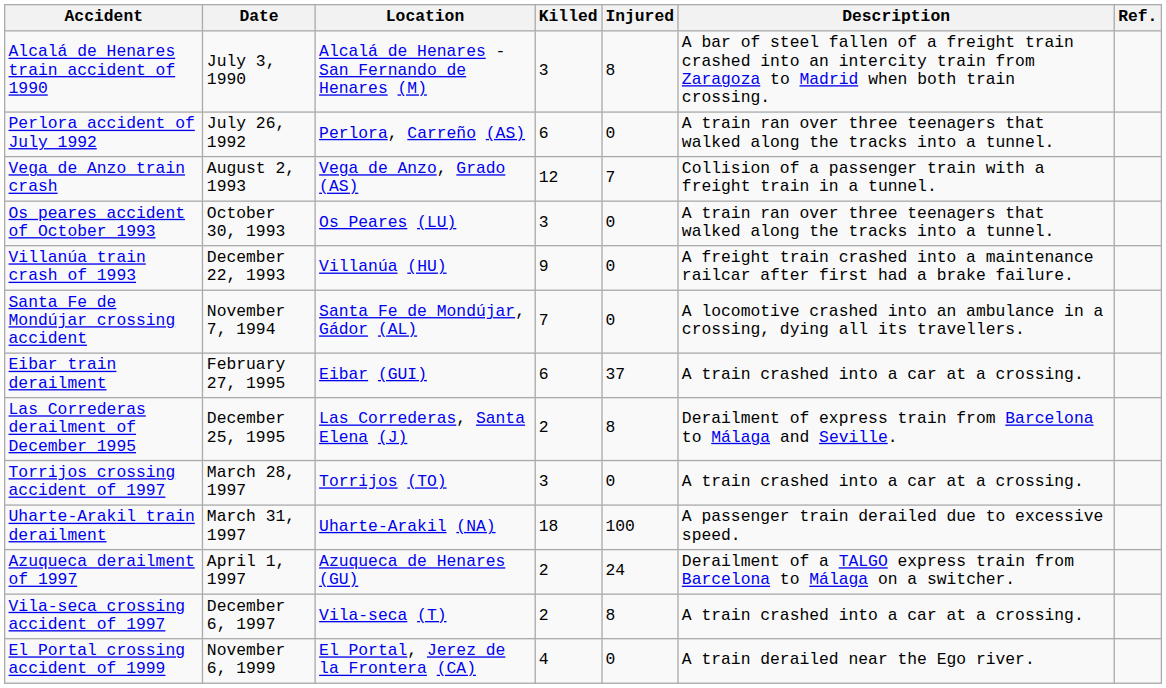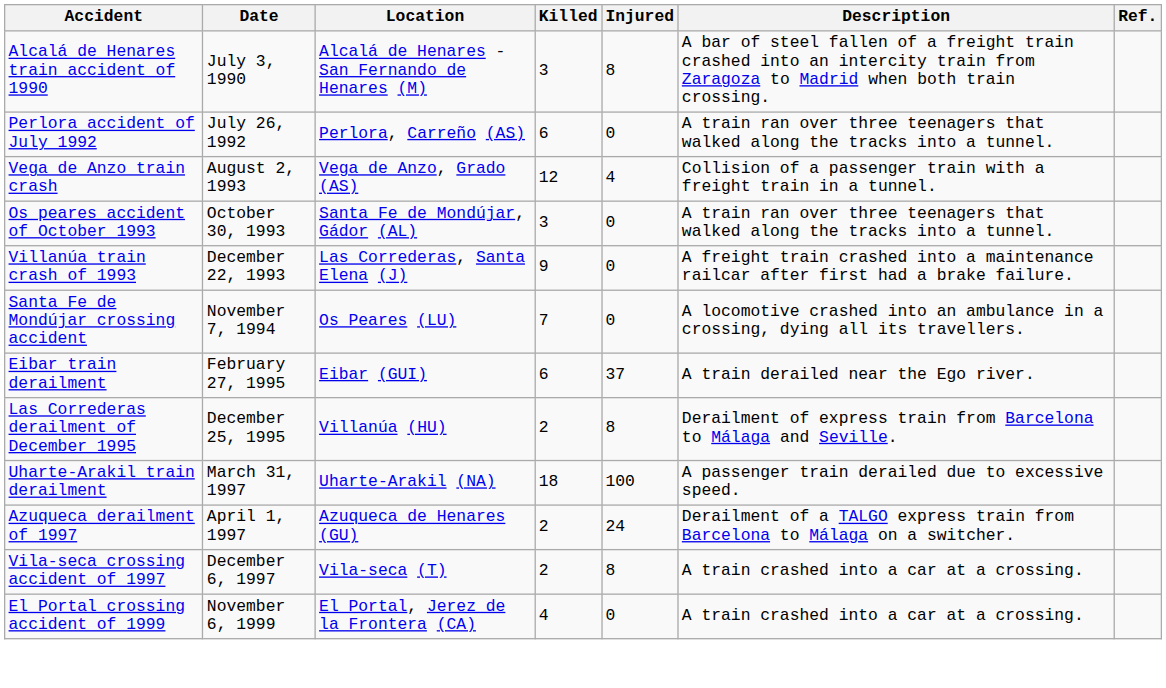(610, 179) 7 -> (610, 179) 4
(388, 224) Os Peares (LU) -> (422, 224) Santa Fe de Mondújar, Gádor (AL)
(383, 268) Villanúa (HU) -> (422, 268) Las Correderas, Santa Elena (J)
(422, 322) Santa Fe de Mondújar, Gádor (AL) -> (388, 322) Os Peares (LU)
(883, 376) A train crashed into a car at a crossing. -> (858, 376) A train derailed near the Ego river.
(422, 429) Las Correderas, Santa Elena (J) -> (383, 429) Villanúa (HU)
- row: (92, 483)
(858, 661) A train derailed near the Ego river. -> (883, 616) A train crashed into a car at a crossing.
